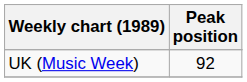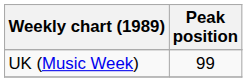(205, 63) 92 -> (205, 63) 99
